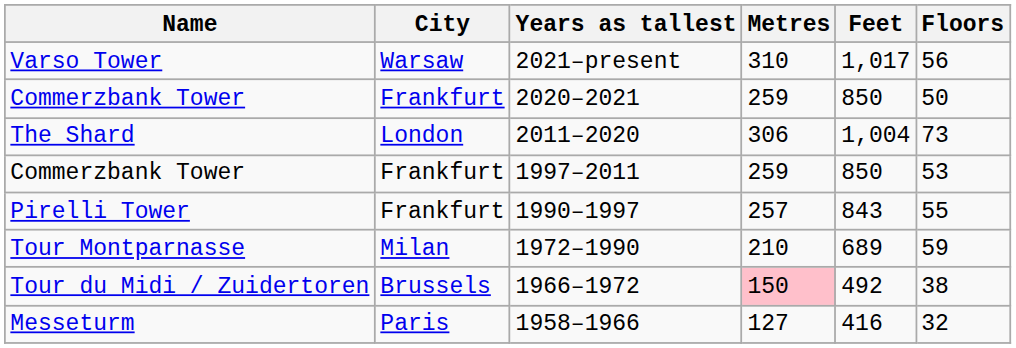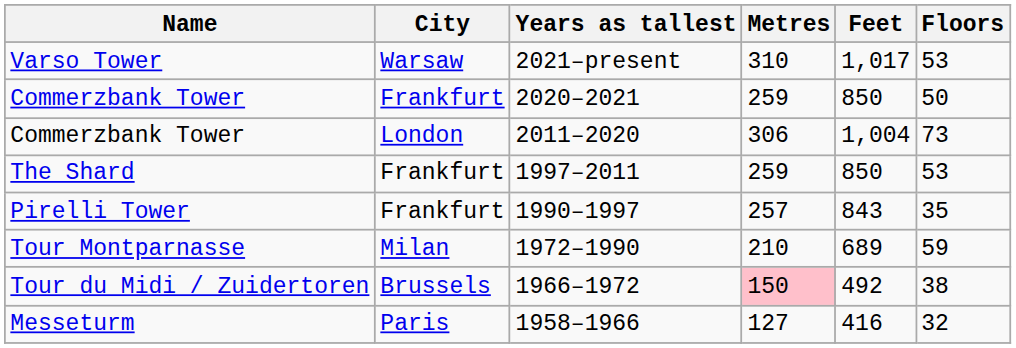(935, 61) 56 -> (935, 61) 53
(73, 136) The Shard -> (128, 136) Commerzbank Tower
(128, 174) Commerzbank Tower -> (73, 174) The Shard
(935, 211) 55 -> (935, 211) 35
